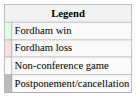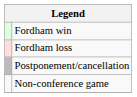rows swapped: (72, 83) <-> (62, 66)
